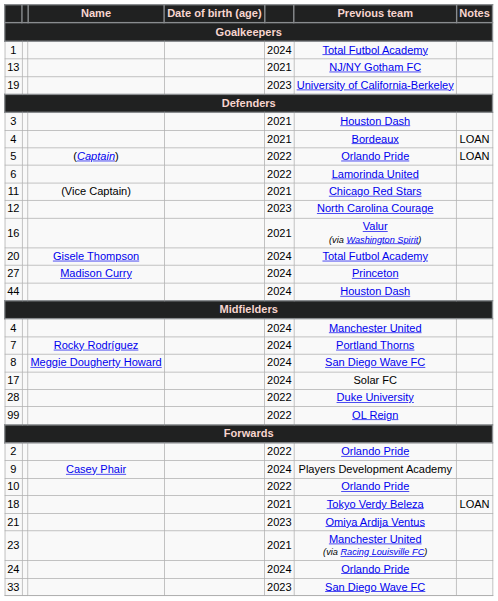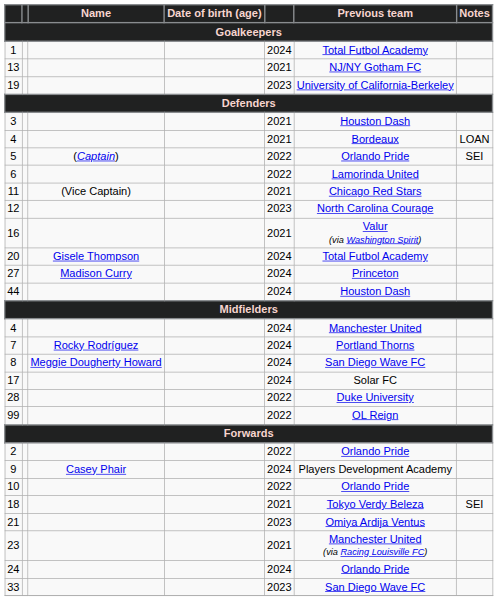(475, 156) LOAN -> (475, 156) SEI
(475, 504) LOAN -> (475, 504) SEI
